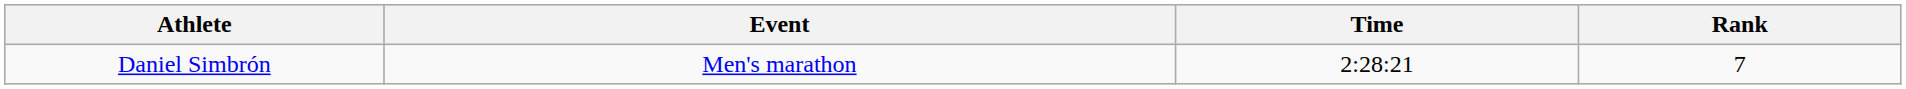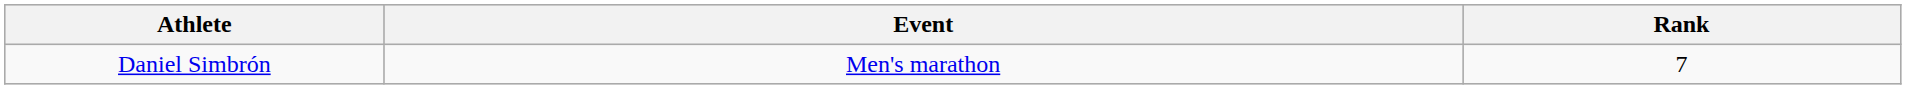- column: (1377, 24)
